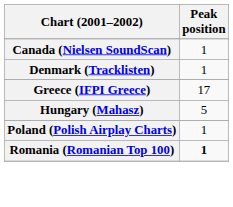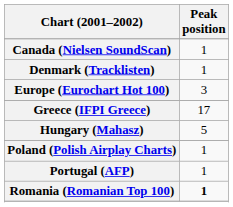+ row: (92, 89)
+ row: (92, 171)
